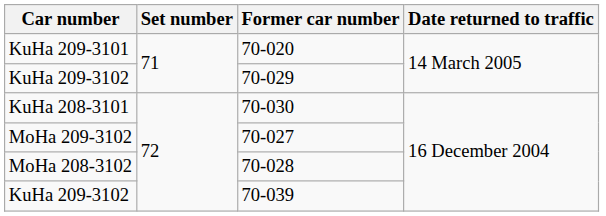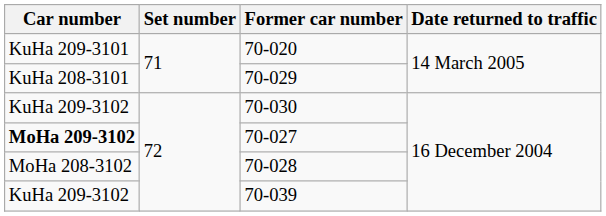(69, 78) KuHa 209-3102 -> (69, 78) KuHa 208-3101
(69, 107) KuHa 208-3101 -> (69, 107) KuHa 209-3102
(70, 136) normal -> (72, 136) bold
